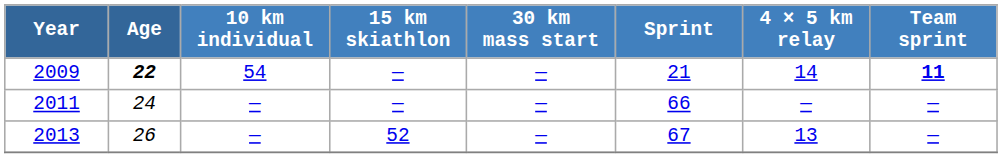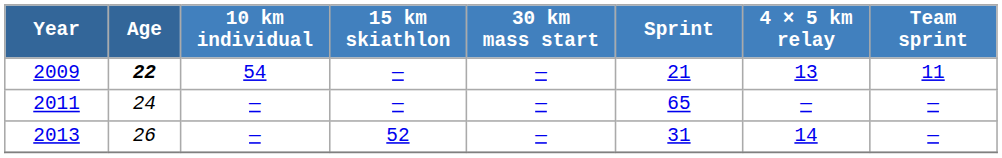(806, 74) 14 -> (806, 74) 13
(933, 74) bold -> (933, 74) normal
(679, 105) 66 -> (679, 105) 65
(679, 137) 67 -> (679, 137) 31
(806, 137) 13 -> (806, 137) 14
